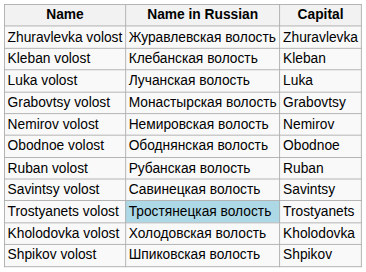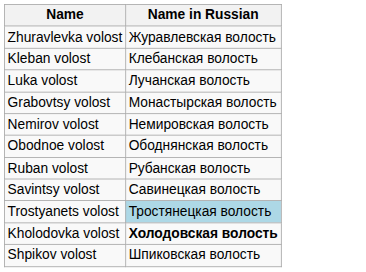- column: (321, 15)
(197, 233) normal -> (203, 233) bold
